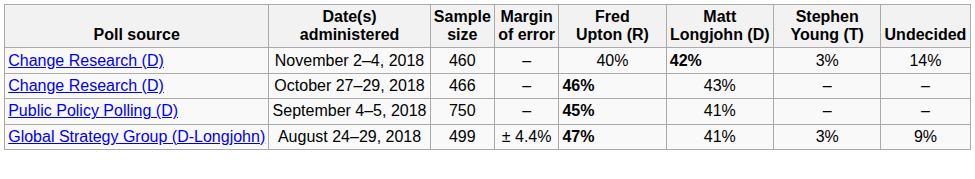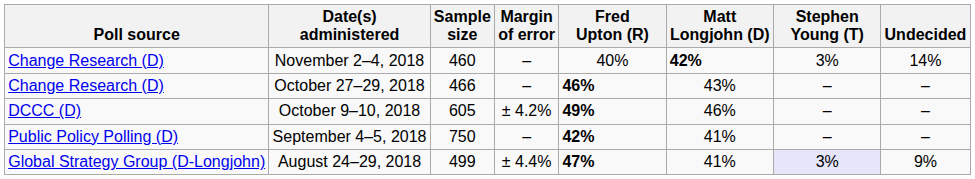+ row: (350, 111)
(578, 111) 45% -> (578, 136) 42%
(827, 136) no background -> (827, 162) lavender background
